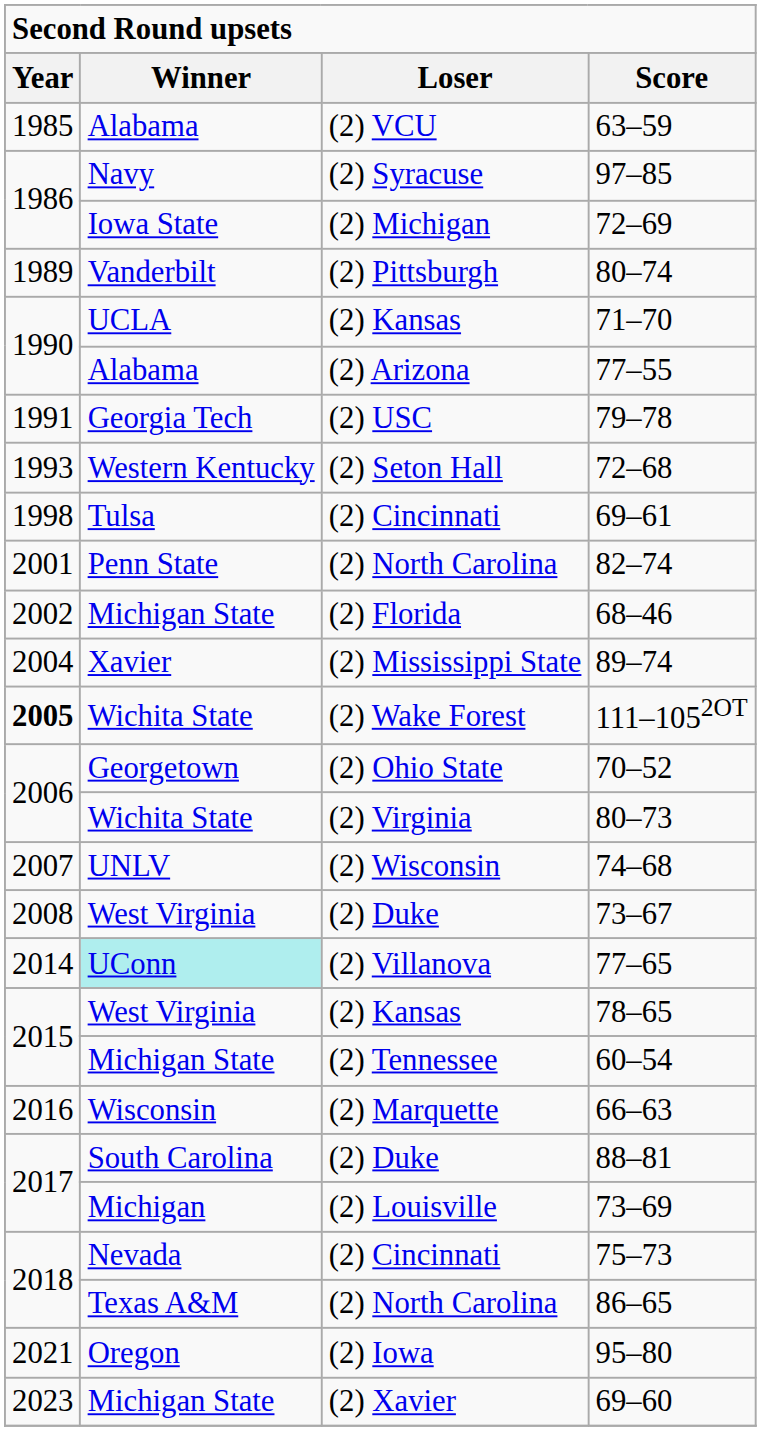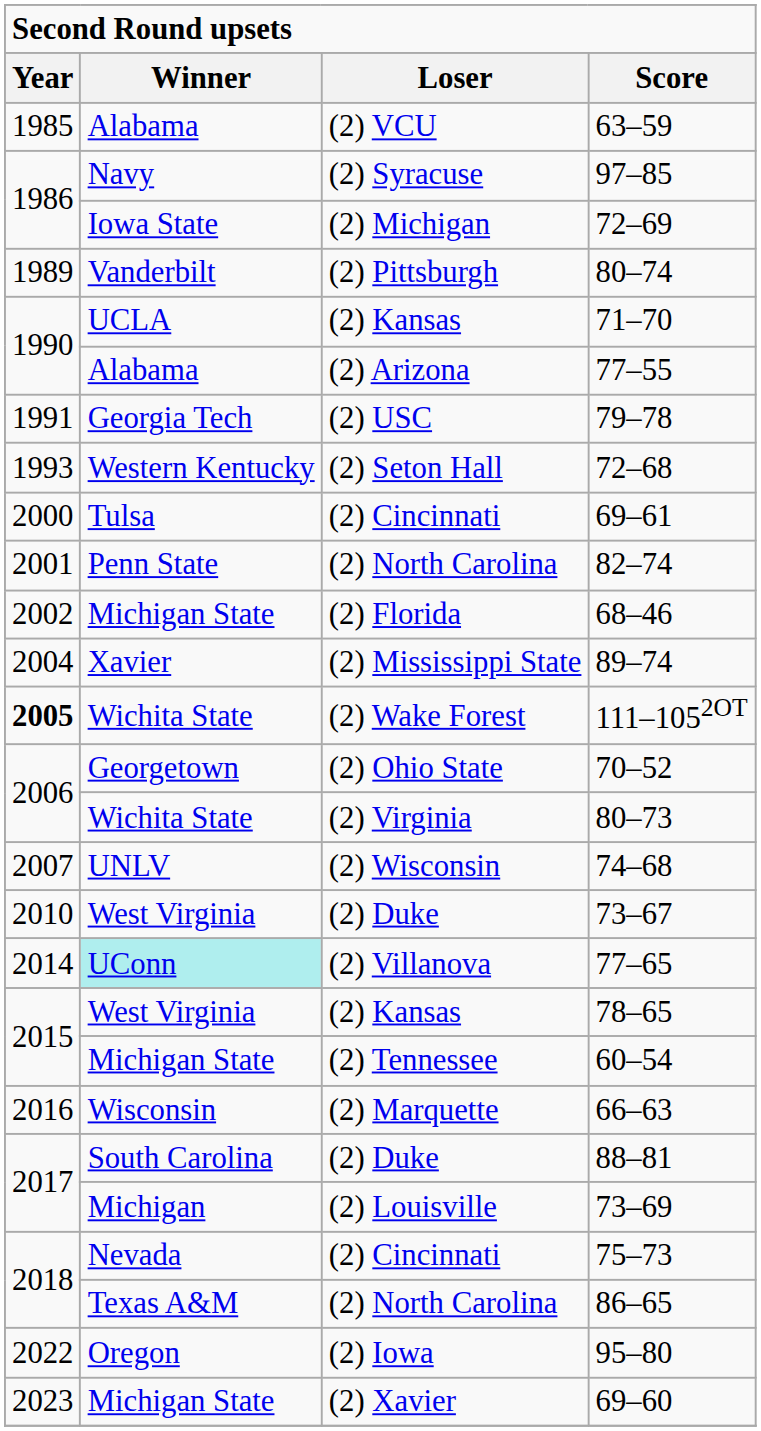(43, 516) 1998 -> (43, 516) 2000
(43, 914) 2008 -> (43, 914) 2010
(43, 1352) 2021 -> (43, 1352) 2022
